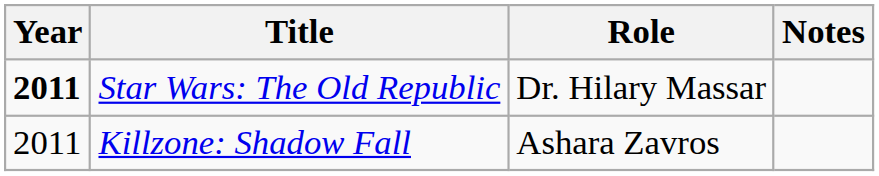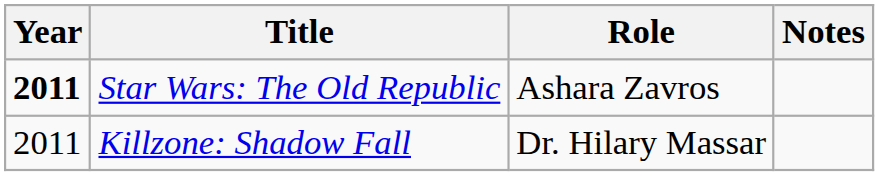(641, 87) Dr. Hilary Massar -> (618, 87) Ashara Zavros
(618, 142) Ashara Zavros -> (641, 142) Dr. Hilary Massar
